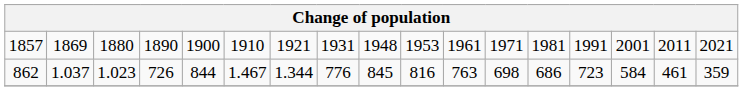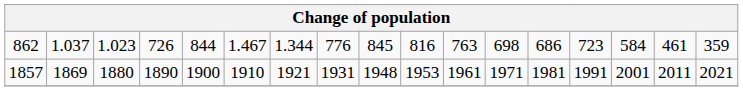rows swapped: (26, 45) <-> (26, 72)
